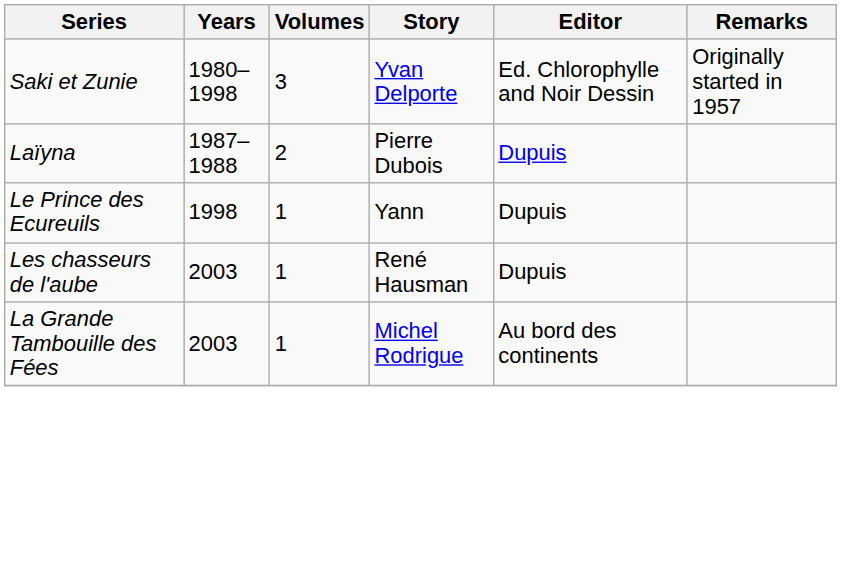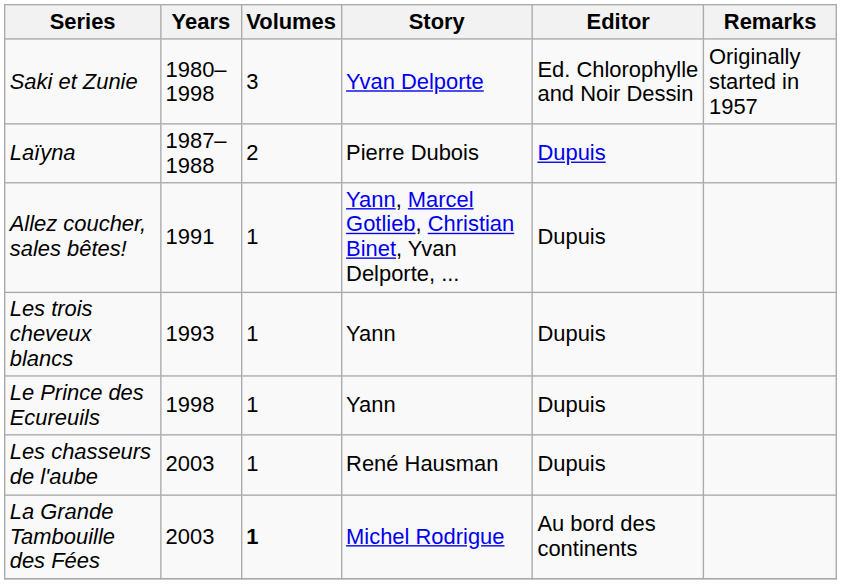+ row: (78, 237)
+ row: (51, 333)
(281, 343) normal -> (252, 536) bold
